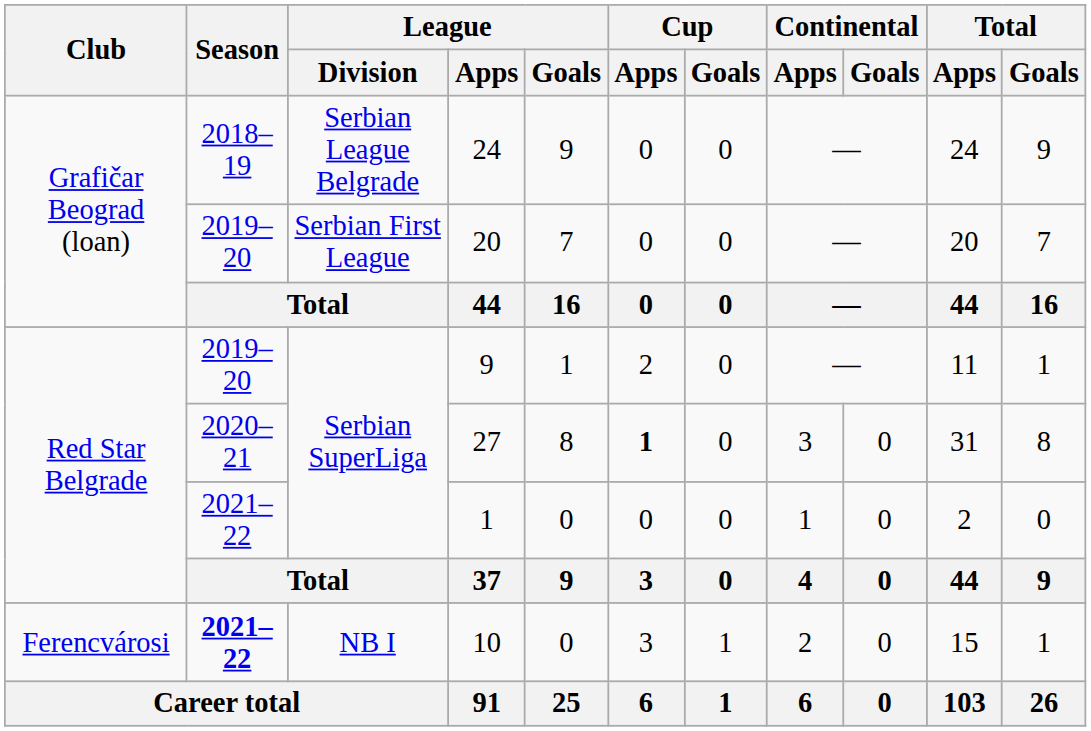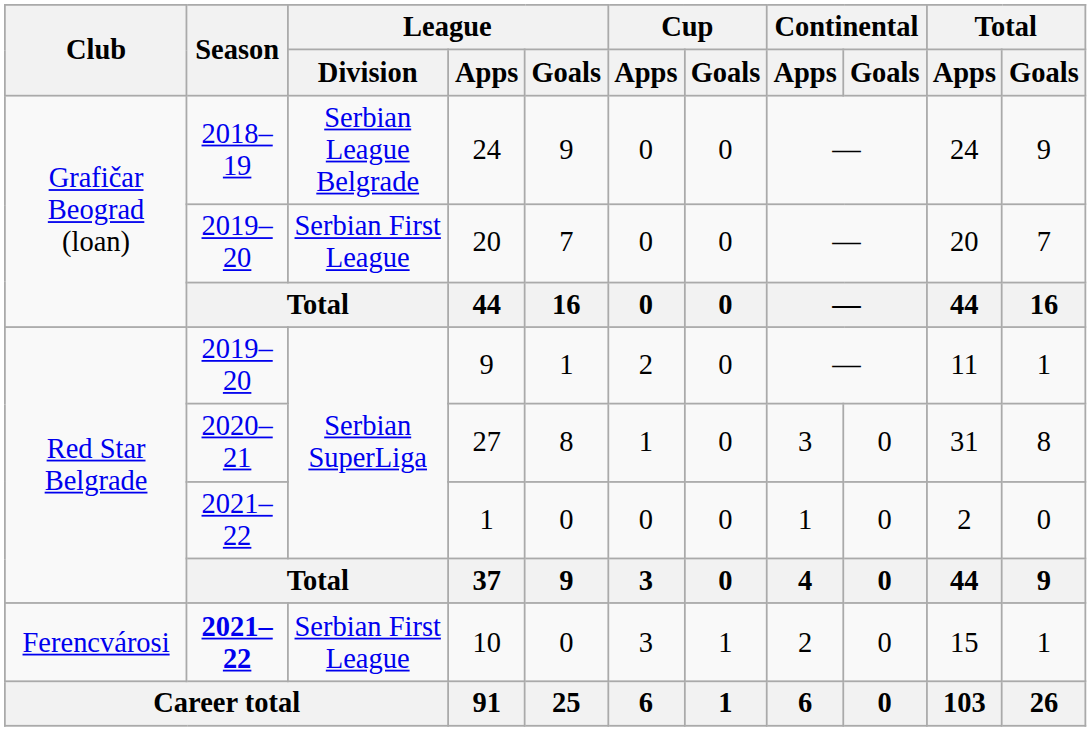(646, 442) bold -> (646, 442) normal
(368, 641) NB I -> (368, 641) Serbian First League
